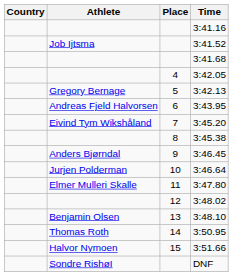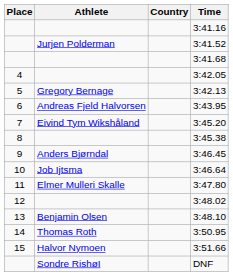columns swapped: (175, 12) <-> (26, 12)
(72, 43) Job Ijtsma -> (76, 43) Jurjen Polderman
(88, 169) Jurjen Polderman -> (60, 169) Job Ijtsma
